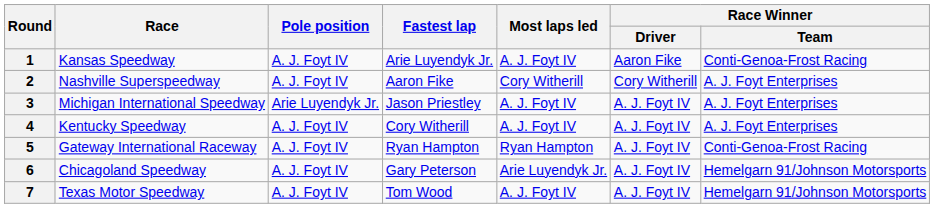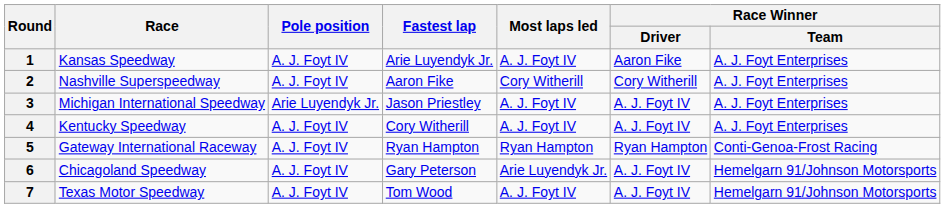(785, 59) Conti-Genoa-Frost Racing -> (781, 59) A. J. Foyt Enterprises
(652, 148) A. J. Foyt IV -> (661, 148) Ryan Hampton
